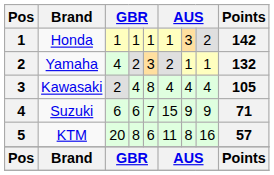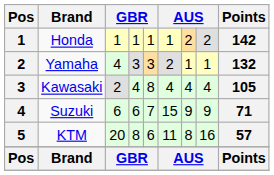(188, 40) 3 -> (188, 40) 2
(136, 63) 2 -> (136, 63) 3
